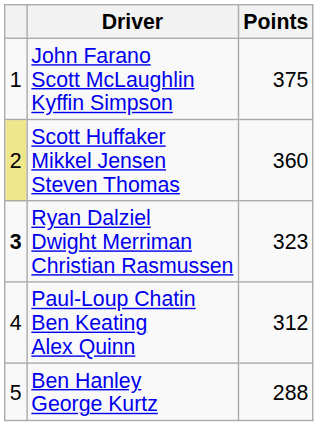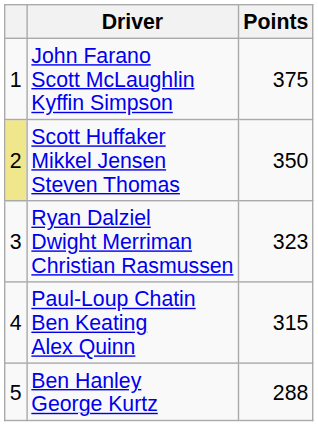(291, 161) 360 -> (291, 161) 350
(16, 242) bold -> (16, 242) normal
(291, 323) 312 -> (291, 323) 315
